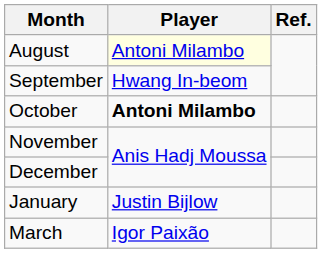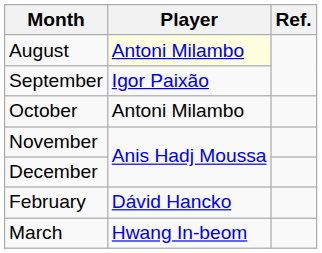(180, 80) Hwang In-beom -> (160, 80) Igor Paixão
(184, 111) bold -> (178, 111) normal
- row: (43, 202)
+ row: (47, 202)
(160, 232) Igor Paixão -> (180, 232) Hwang In-beom
